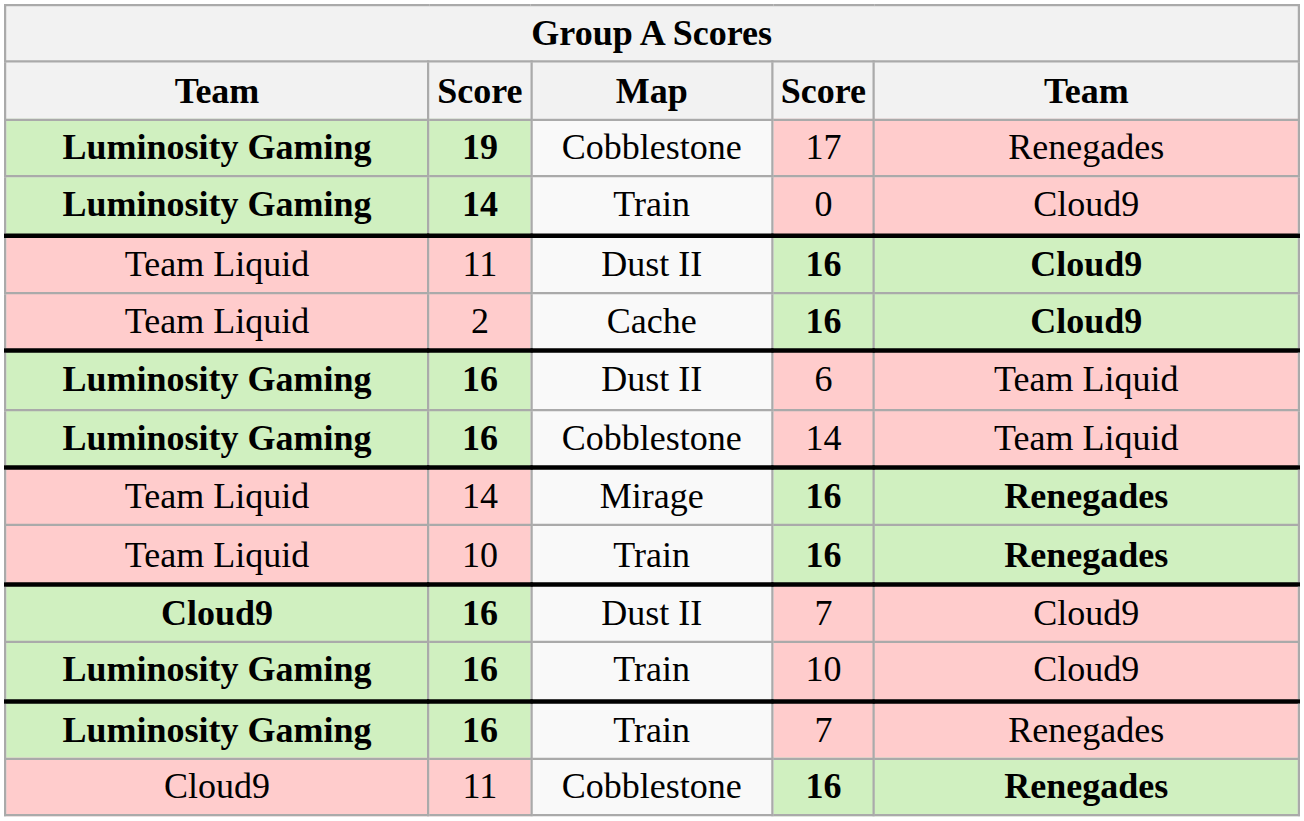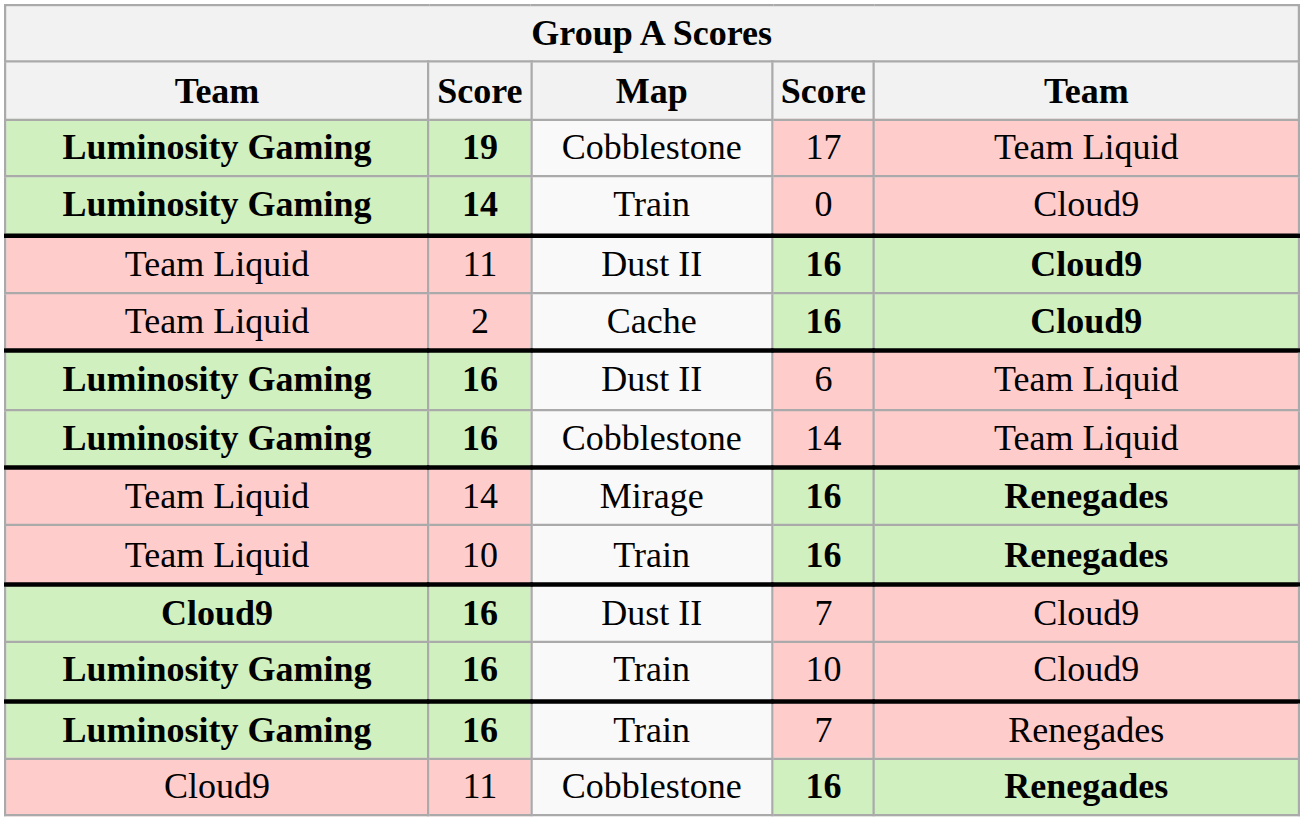(1086, 147) Renegades -> (1086, 147) Team Liquid
